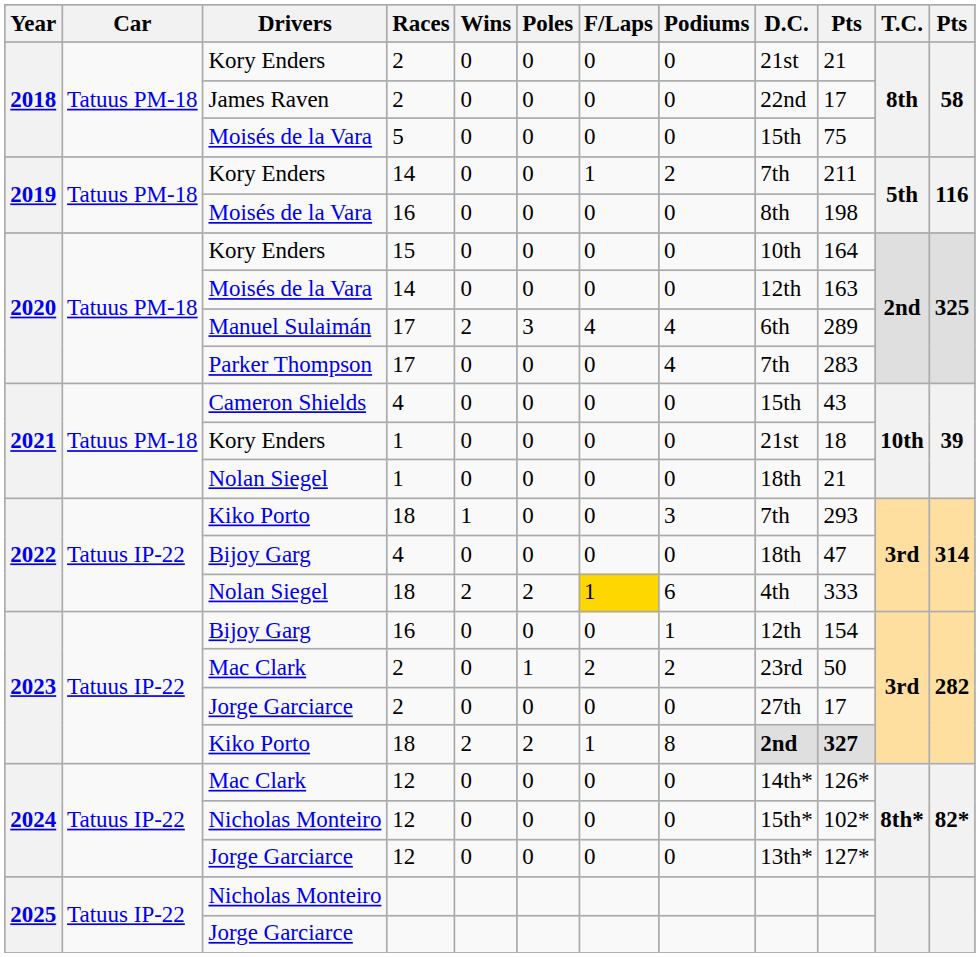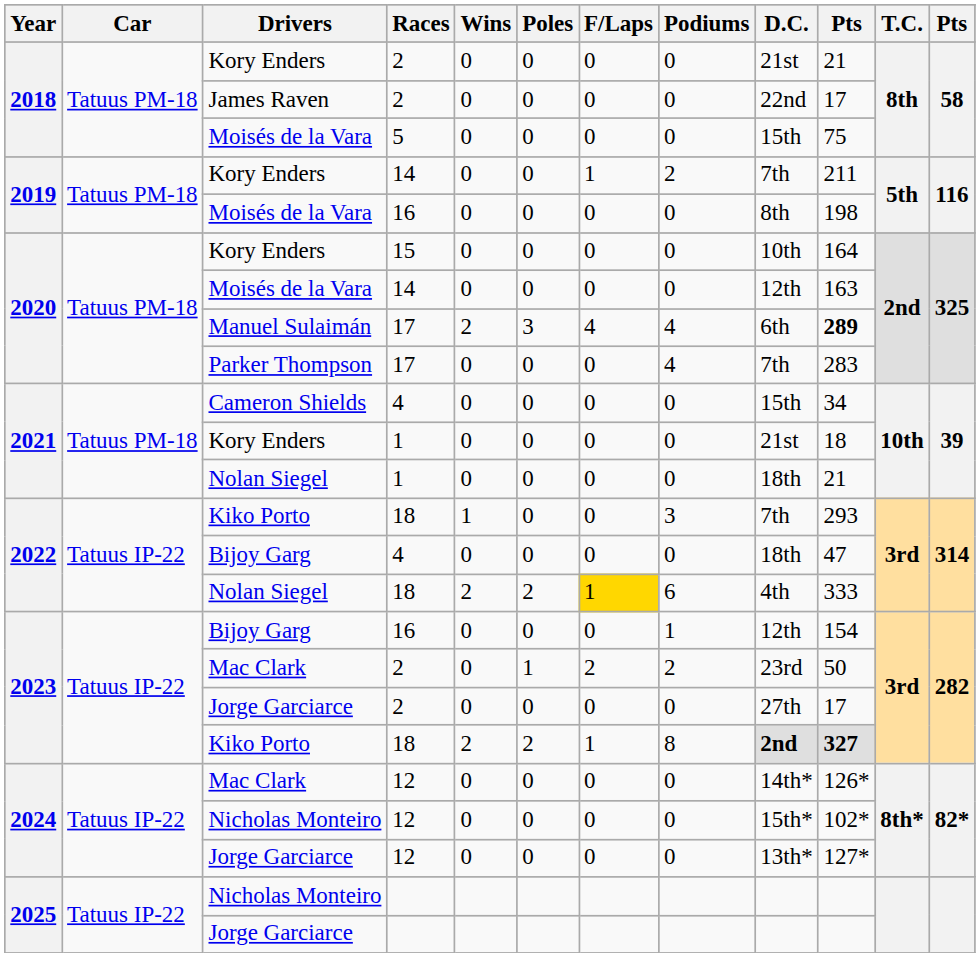(841, 326) normal -> (841, 326) bold
(835, 402) 43 -> (835, 402) 34
